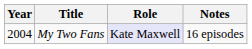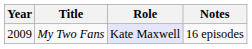(20, 33) 2004 -> (20, 33) 2009
